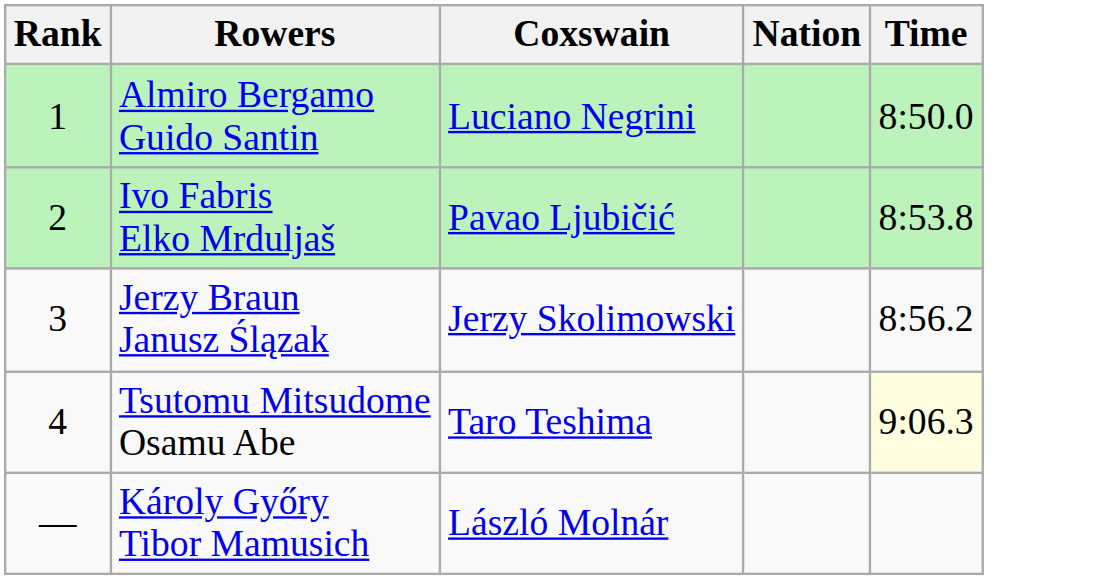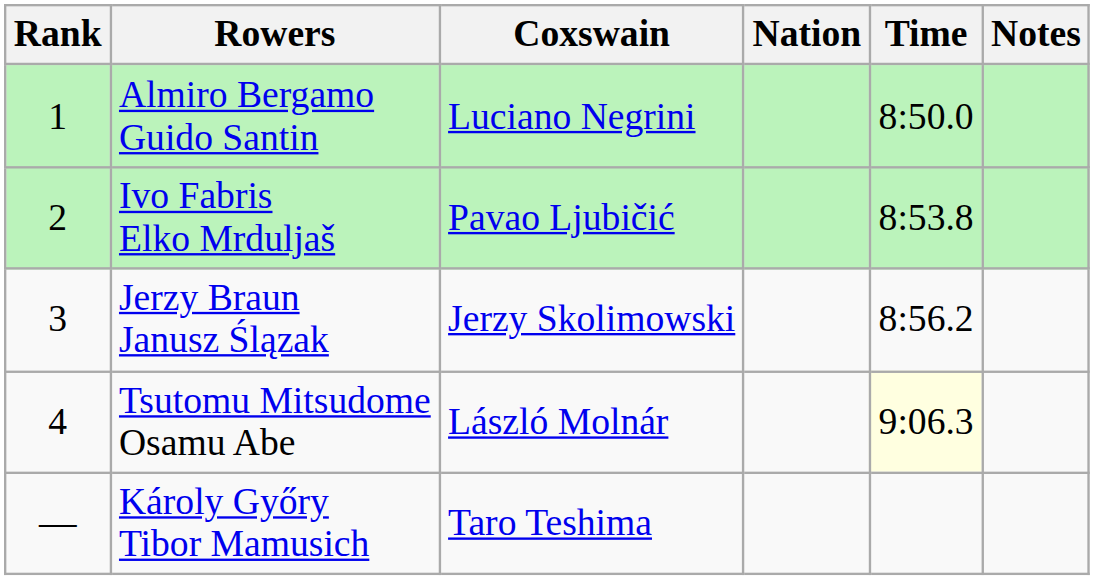+ column: (1036, 34)
(550, 420) Taro Teshima -> (558, 420) László Molnár
(558, 522) László Molnár -> (550, 522) Taro Teshima
